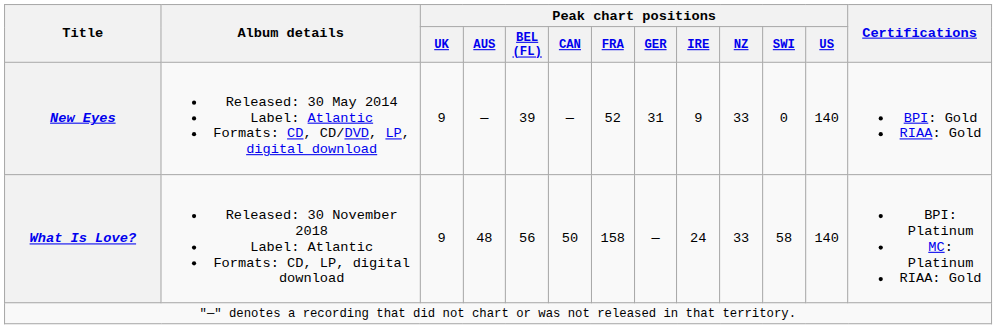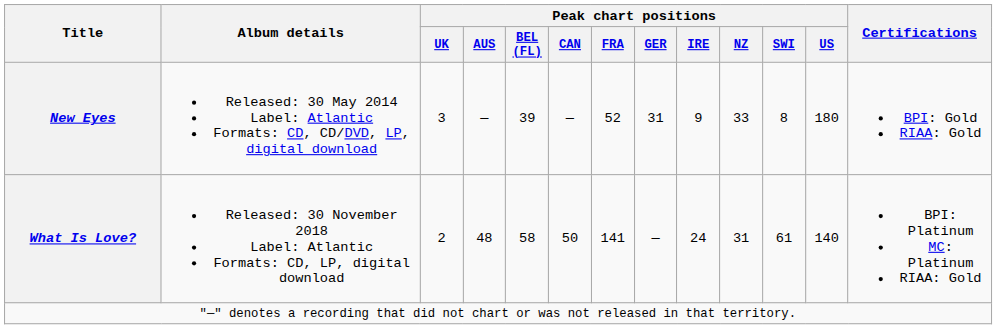(442, 118) 9 -> (442, 118) 3
(784, 118) 0 -> (784, 118) 8
(827, 118) 140 -> (827, 118) 180
(442, 239) 9 -> (442, 239) 2
(527, 239) 56 -> (527, 239) 58
(613, 239) 158 -> (613, 239) 141
(741, 239) 33 -> (741, 239) 31
(784, 239) 58 -> (784, 239) 61
